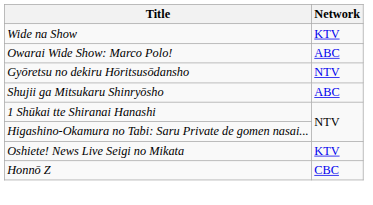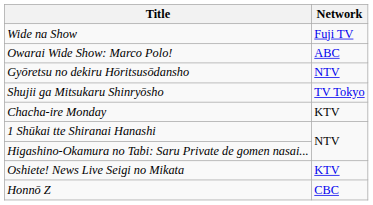(327, 33) KTV -> (334, 33) Fuji TV
(327, 92) ABC -> (339, 92) TV Tokyo
+ row: (57, 111)
